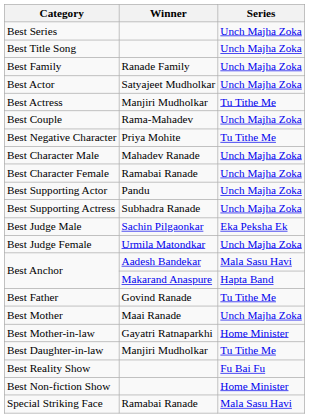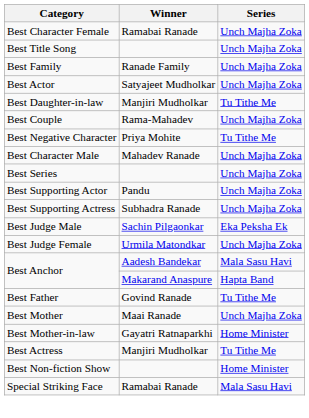rows swapped: (32, 31) <-> (58, 173)
rows swapped: (35, 102) <-> (55, 350)
- row: (49, 368)
